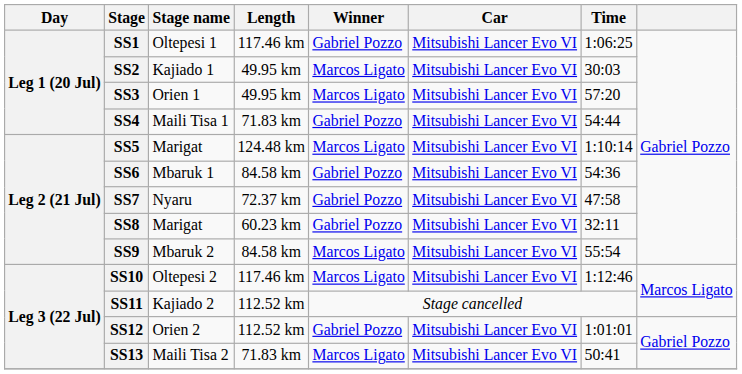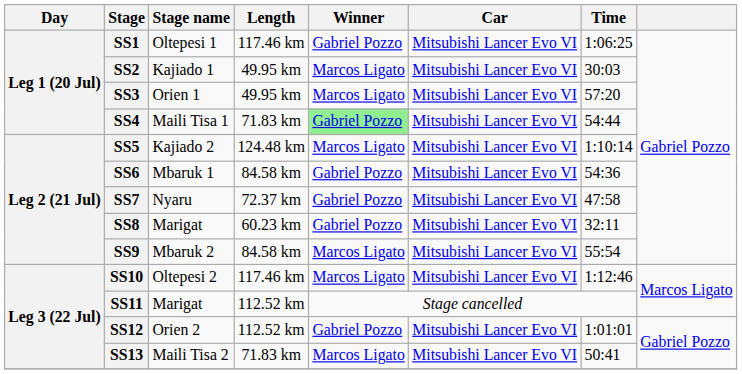(357, 121) no background -> (357, 121) lightgreen background
(177, 147) Marigat -> (183, 147) Kajiado 2
(183, 303) Kajiado 2 -> (177, 303) Marigat
